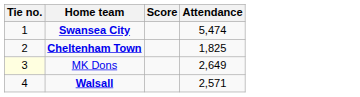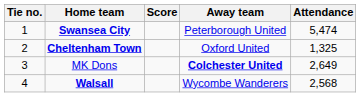+ column: (235, 13)
(213, 48) 1,825 -> (323, 48) 1,325
(25, 65) lightyellow background -> (25, 65) no background
(213, 83) 2,571 -> (323, 83) 2,568
